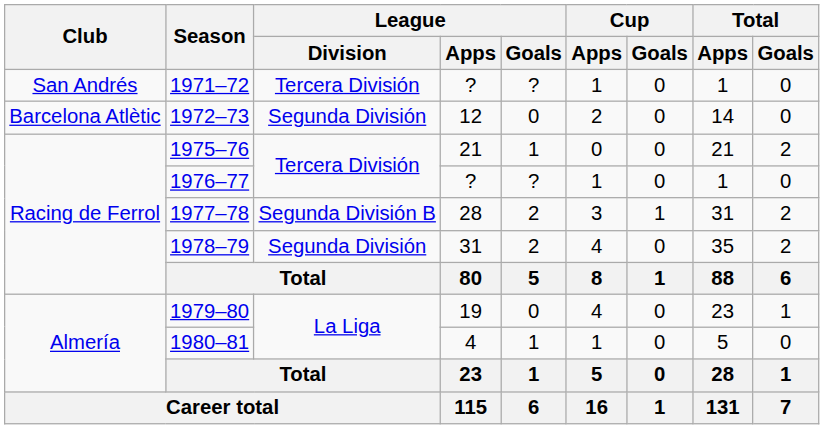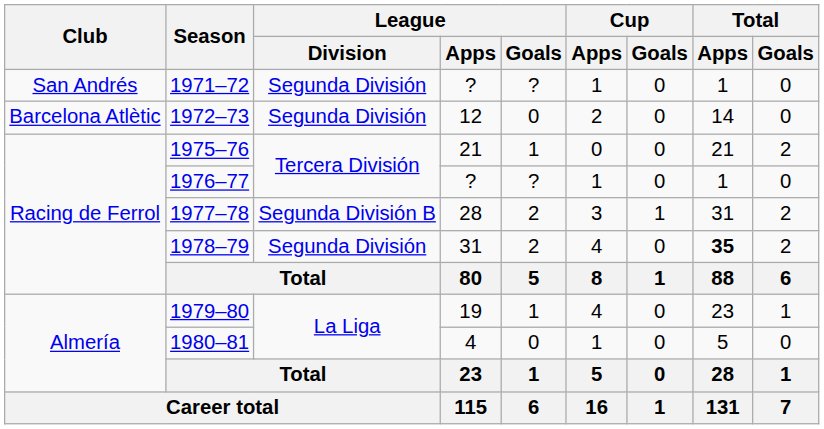(347, 85) Tercera División -> (347, 85) Segunda División
(723, 246) normal -> (723, 246) bold
(534, 310) 0 -> (534, 310) 1
(534, 342) 1 -> (534, 342) 0
